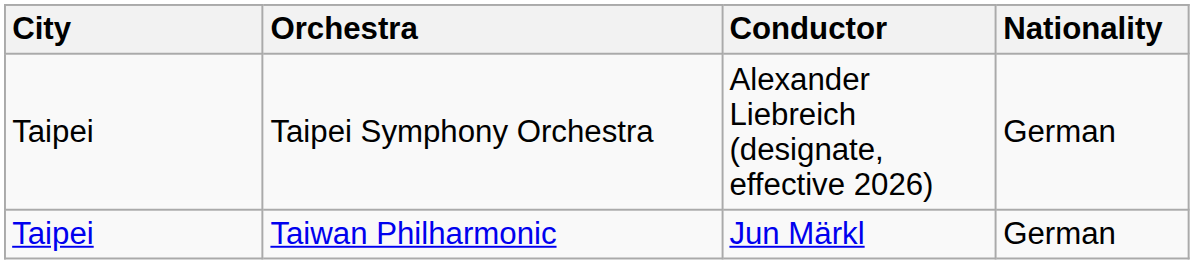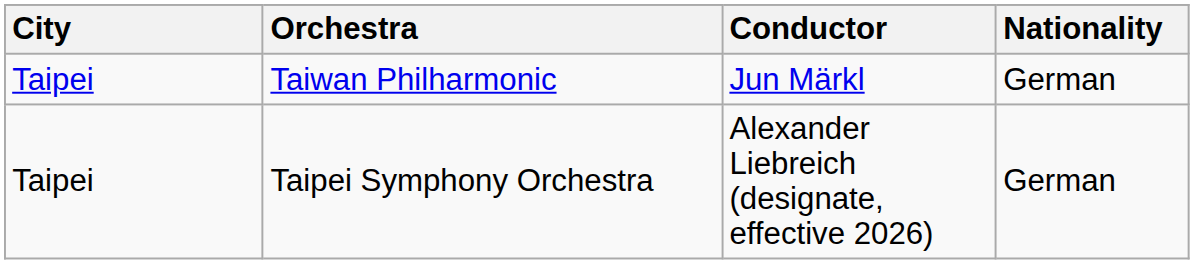rows swapped: (413, 233) <-> (462, 131)
